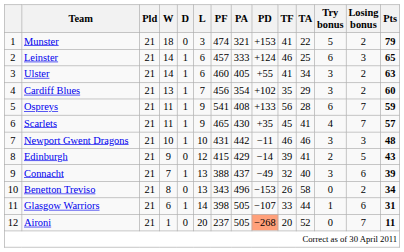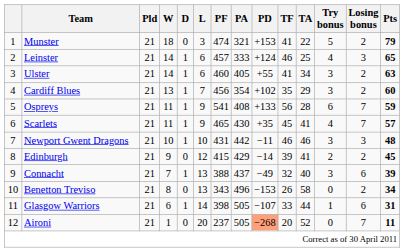(330, 57) 6 -> (330, 57) 4
(363, 156) 5 -> (363, 156) 2
(390, 156) 43 -> (390, 156) 45
